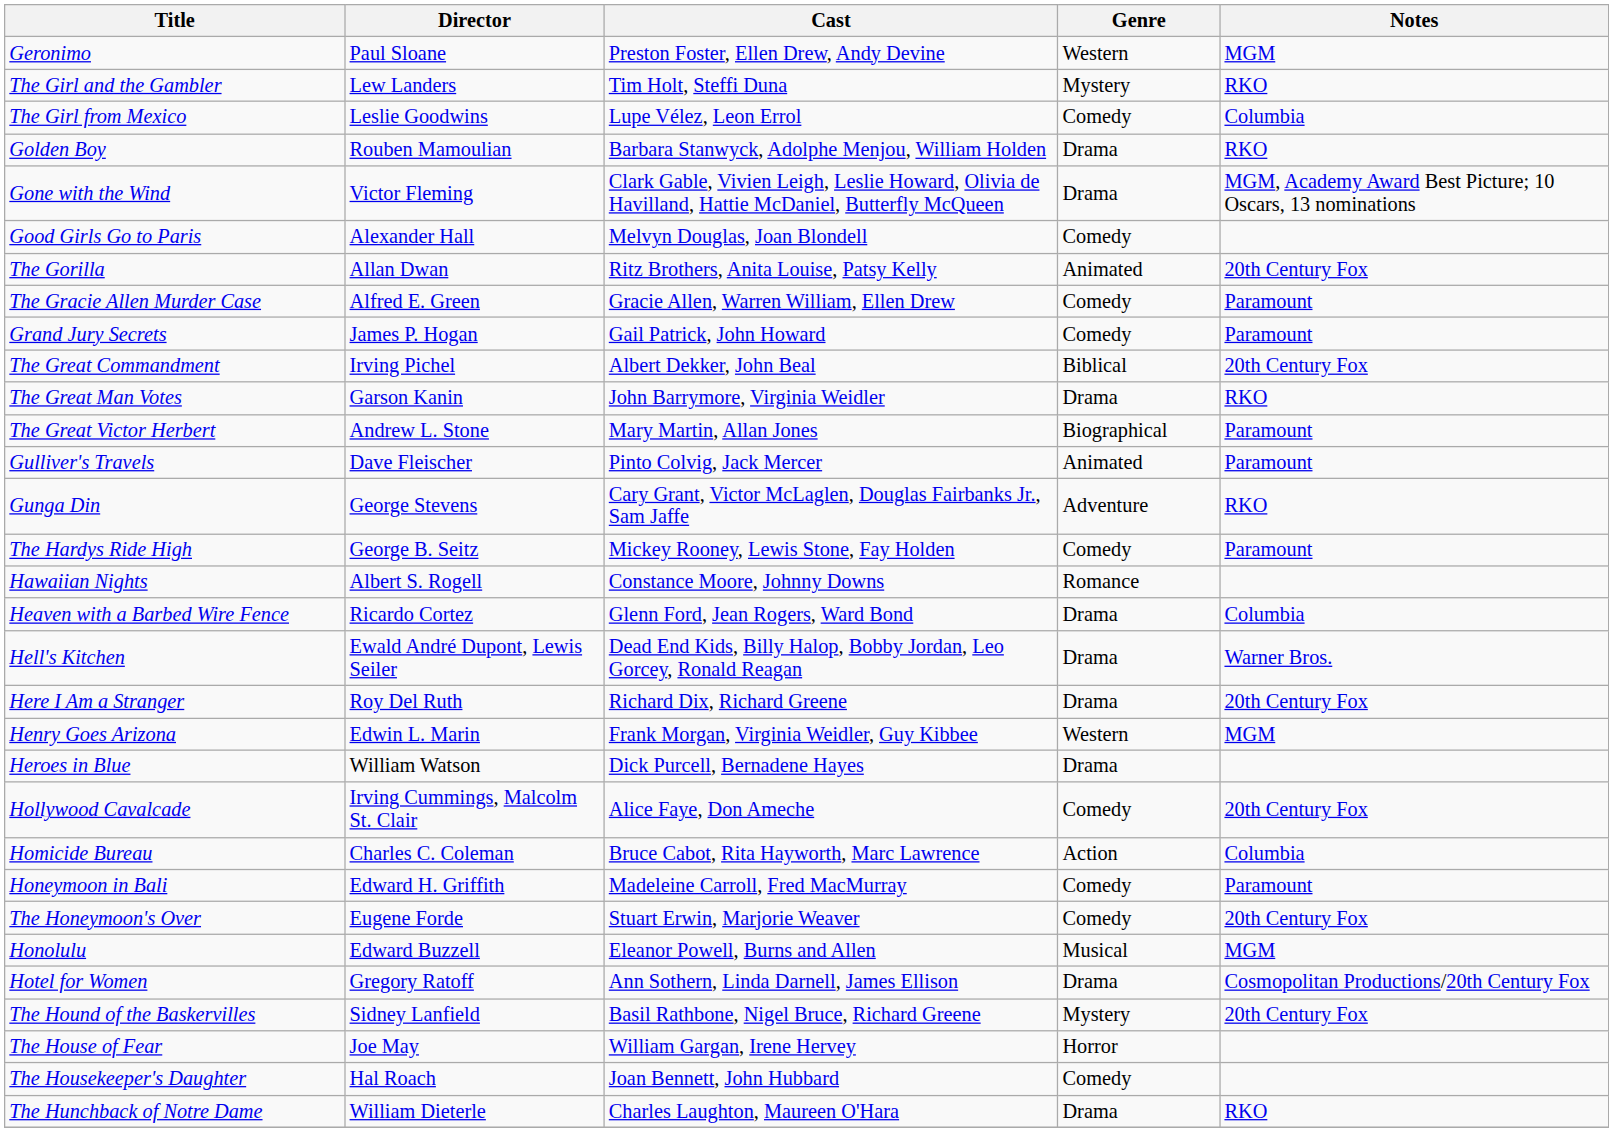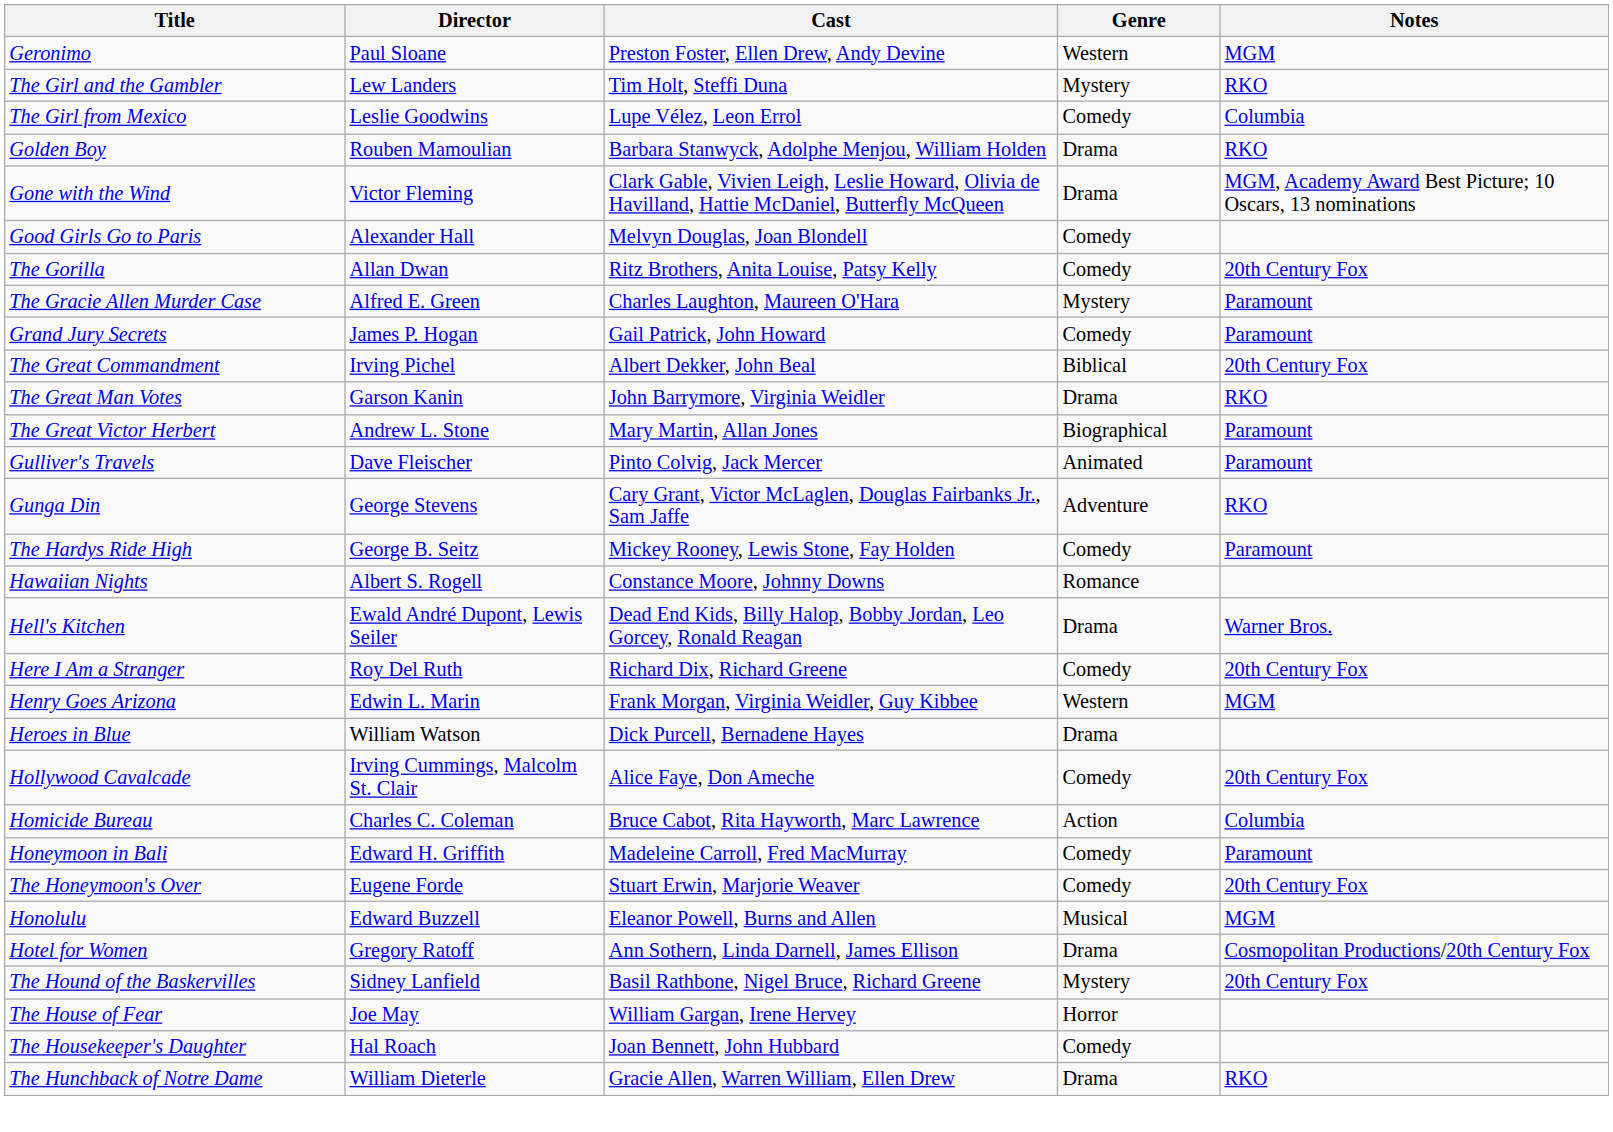(1103, 269) Animated -> (1097, 269) Comedy
(782, 301) Gracie Allen, Warren William, Ellen Drew -> (754, 301) Charles Laughton, Maureen O'Hara
(1097, 301) Comedy -> (1096, 301) Mystery
- row: (149, 614)
(1090, 701) Drama -> (1097, 669) Comedy
(754, 1111) Charles Laughton, Maureen O'Hara -> (782, 1078) Gracie Allen, Warren William, Ellen Drew
